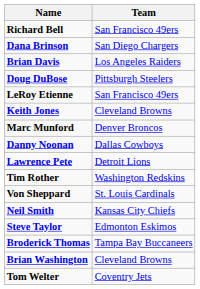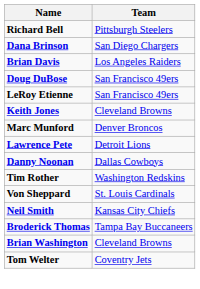(137, 29) San Francisco 49ers -> (134, 29) Pittsburgh Steelers
(134, 78) Pittsburgh Steelers -> (137, 78) San Francisco 49ers
rows swapped: (40, 144) <-> (39, 161)
- row: (34, 227)
